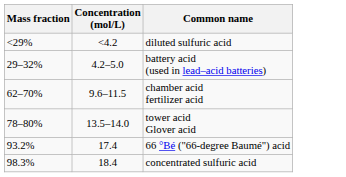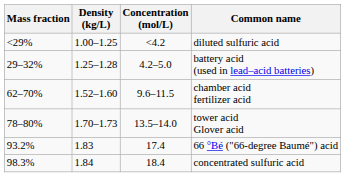+ column: (96, 19)
